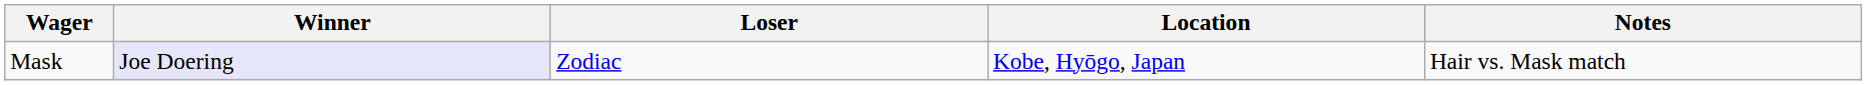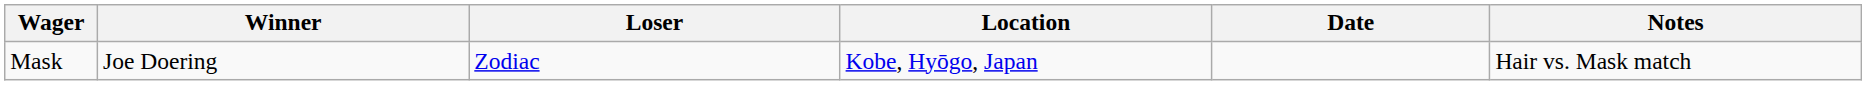+ column: (1351, 23)
(177, 60) lavender background -> (160, 60) no background
